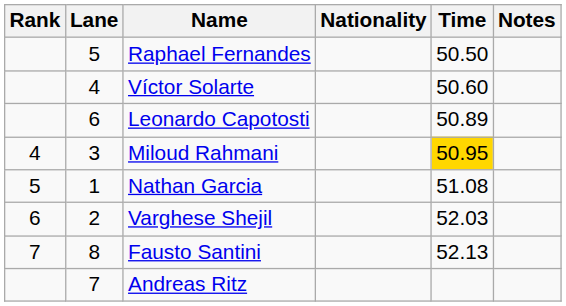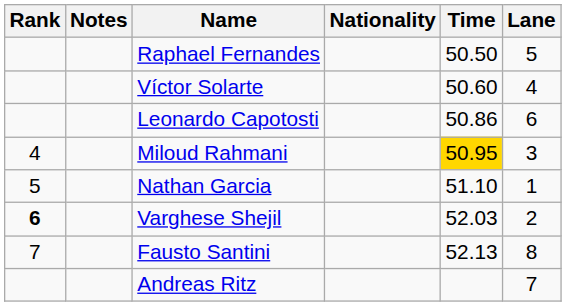columns swapped: (94, 20) <-> (527, 20)
(462, 119) 50.89 -> (472, 119) 50.86
(462, 185) 51.08 -> (472, 185) 51.10
(35, 218) normal -> (35, 218) bold
